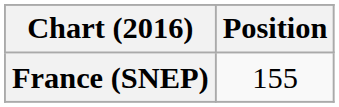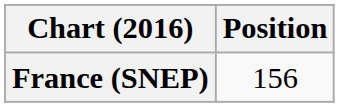(275, 76) 155 -> (275, 76) 156
